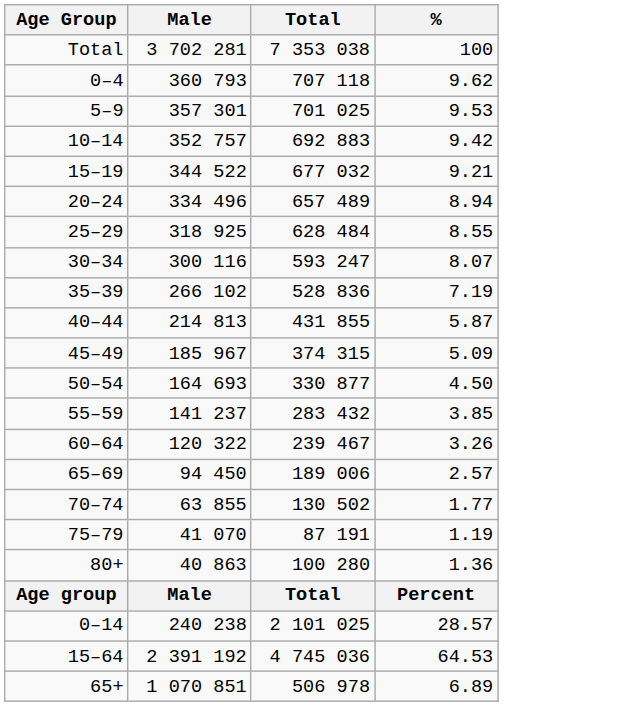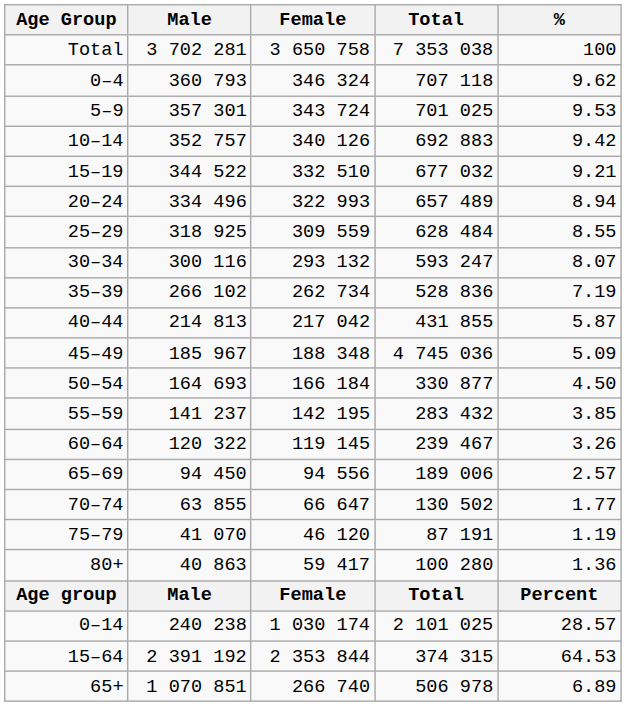+ column: (313, 20)
(331, 353) 374 315 -> (443, 353) 4 745 036
(320, 656) 4 745 036 -> (454, 656) 374 315
